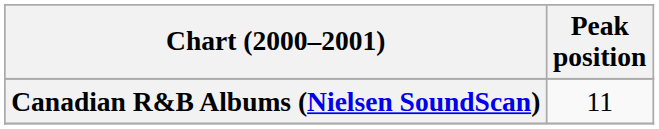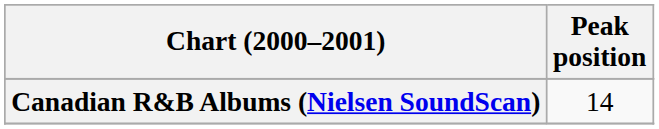(600, 100) 11 -> (600, 100) 14
